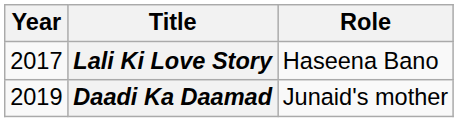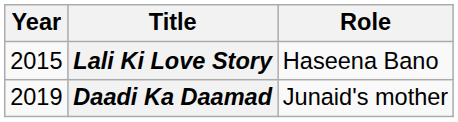(36, 60) 2017 -> (36, 60) 2015
